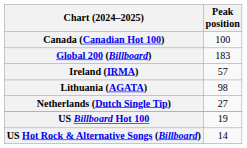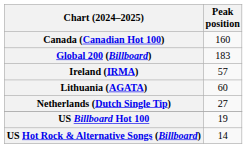(223, 39) 100 -> (223, 39) 160
(223, 87) 98 -> (223, 87) 60
